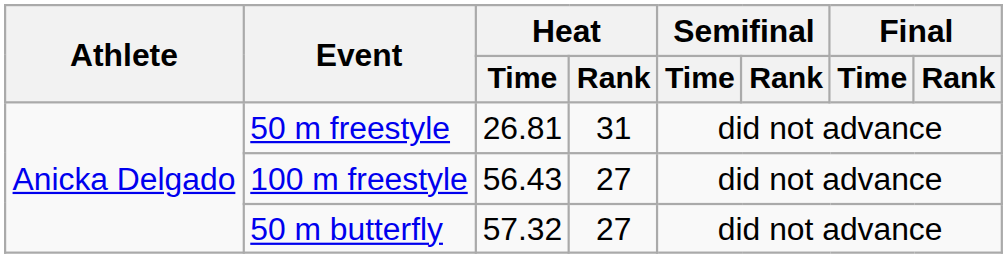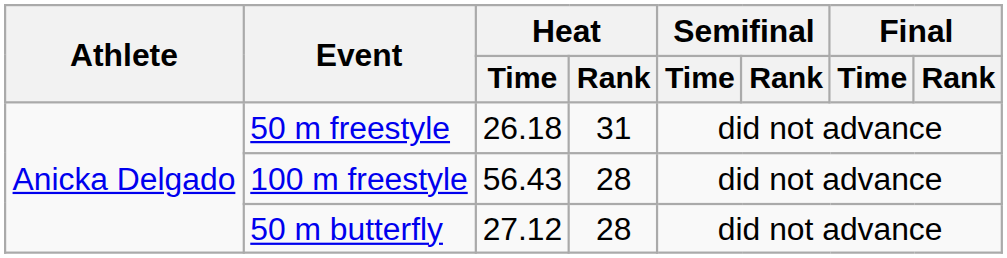(522, 128) 26.81 -> (522, 128) 26.18
(614, 179) 27 -> (614, 179) 28
(522, 229) 57.32 -> (522, 229) 27.12
(614, 229) 27 -> (614, 229) 28
